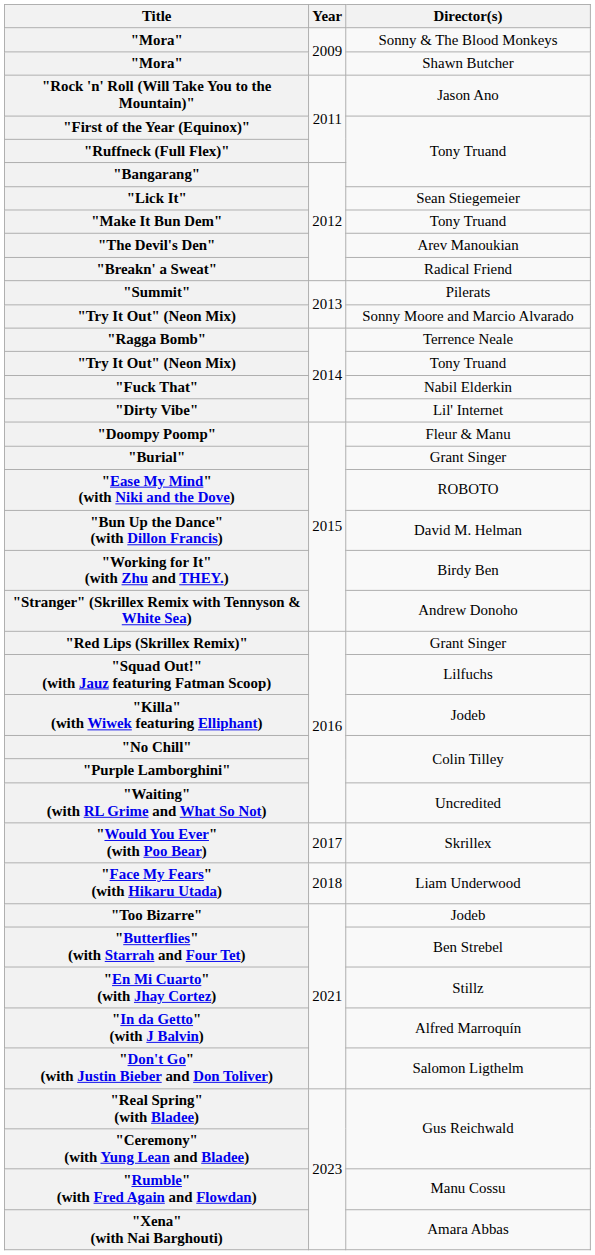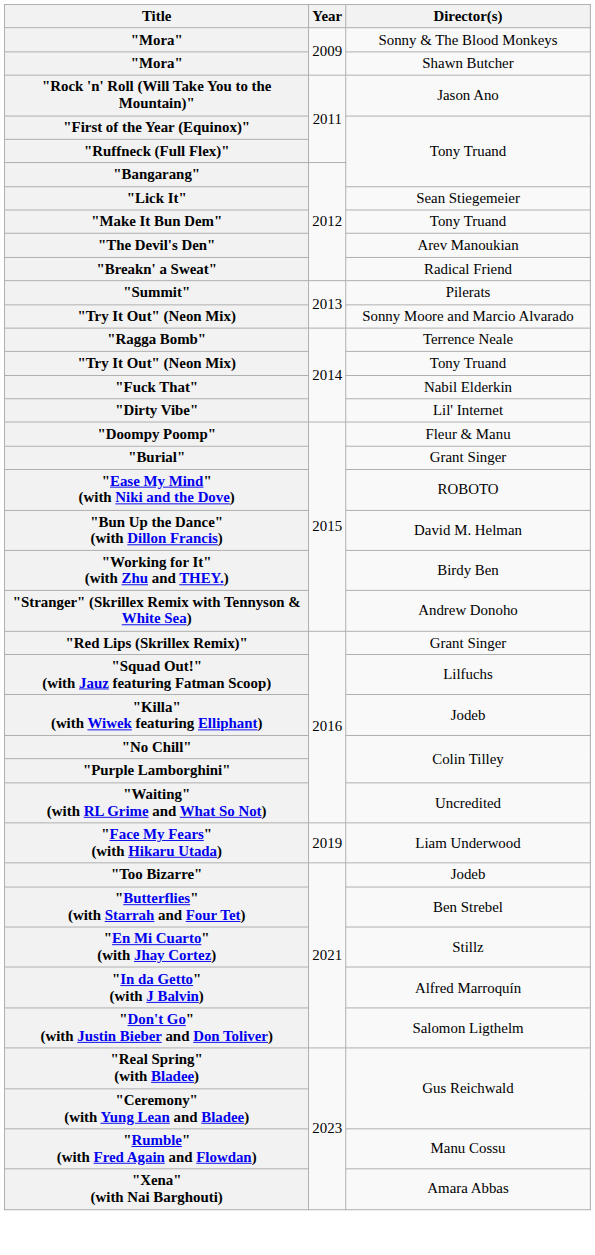- row: (157, 842)
(327, 883) 2018 -> (327, 842) 2019
